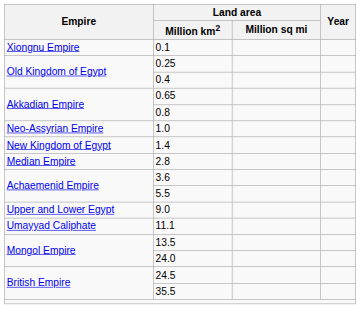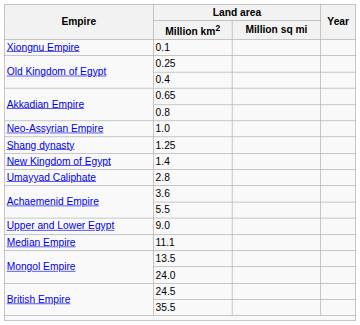+ row: (166, 145)
(41, 161) Median Empire -> (51, 177) Umayyad Caliphate
(51, 226) Umayyad Caliphate -> (41, 242) Median Empire
